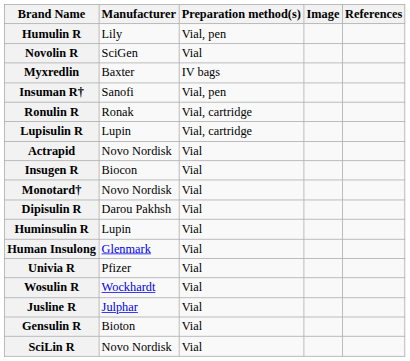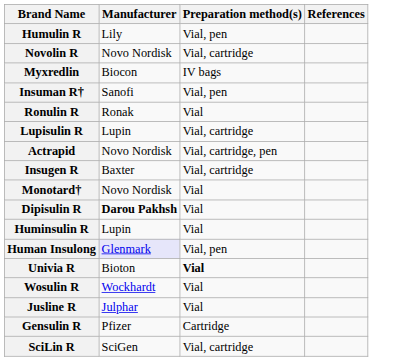- column: (323, 14)
(120, 53) SciGen -> (137, 53) Novo Nordisk
(192, 53) Vial -> (218, 53) Vial, cartridge
(118, 72) Baxter -> (119, 72) Biocon
(217, 111) Vial, cartridge -> (193, 111) Vial
(192, 151) Vial -> (230, 151) Vial, cartridge, pen
(119, 170) Biocon -> (118, 170) Baxter
(192, 170) Vial -> (218, 170) Vial, cartridge
(136, 209) normal -> (139, 209) bold
(126, 248) no background -> (126, 248) lavender background
(192, 248) Vial -> (205, 248) Vial, pen
(116, 268) Pfizer -> (118, 268) Bioton
(192, 268) normal -> (193, 268) bold
(118, 326) Bioton -> (116, 326) Pfizer
(192, 326) Vial -> (206, 326) Cartridge
(137, 346) Novo Nordisk -> (120, 346) SciGen
(192, 346) Vial -> (218, 346) Vial, cartridge
